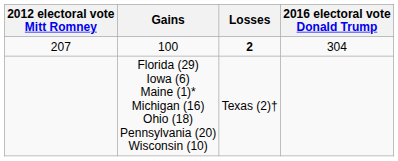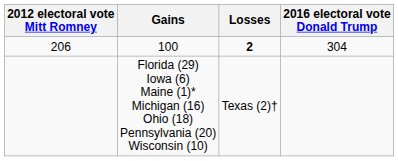(61, 46) 207 -> (61, 46) 206
